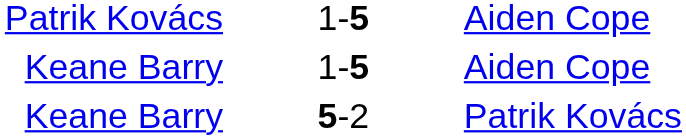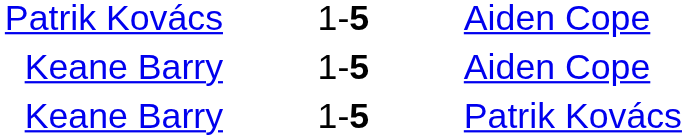(343, 116) 5-2 -> (343, 116) 1-5
